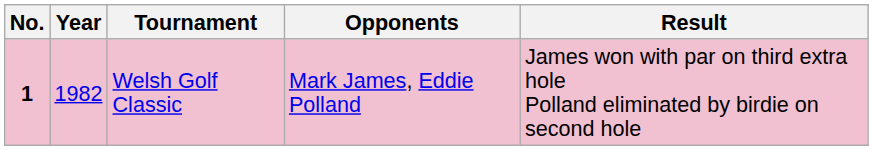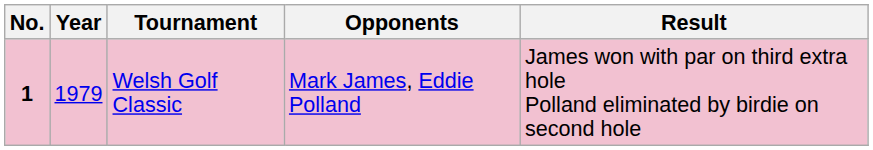(78, 92) 1982 -> (78, 92) 1979
